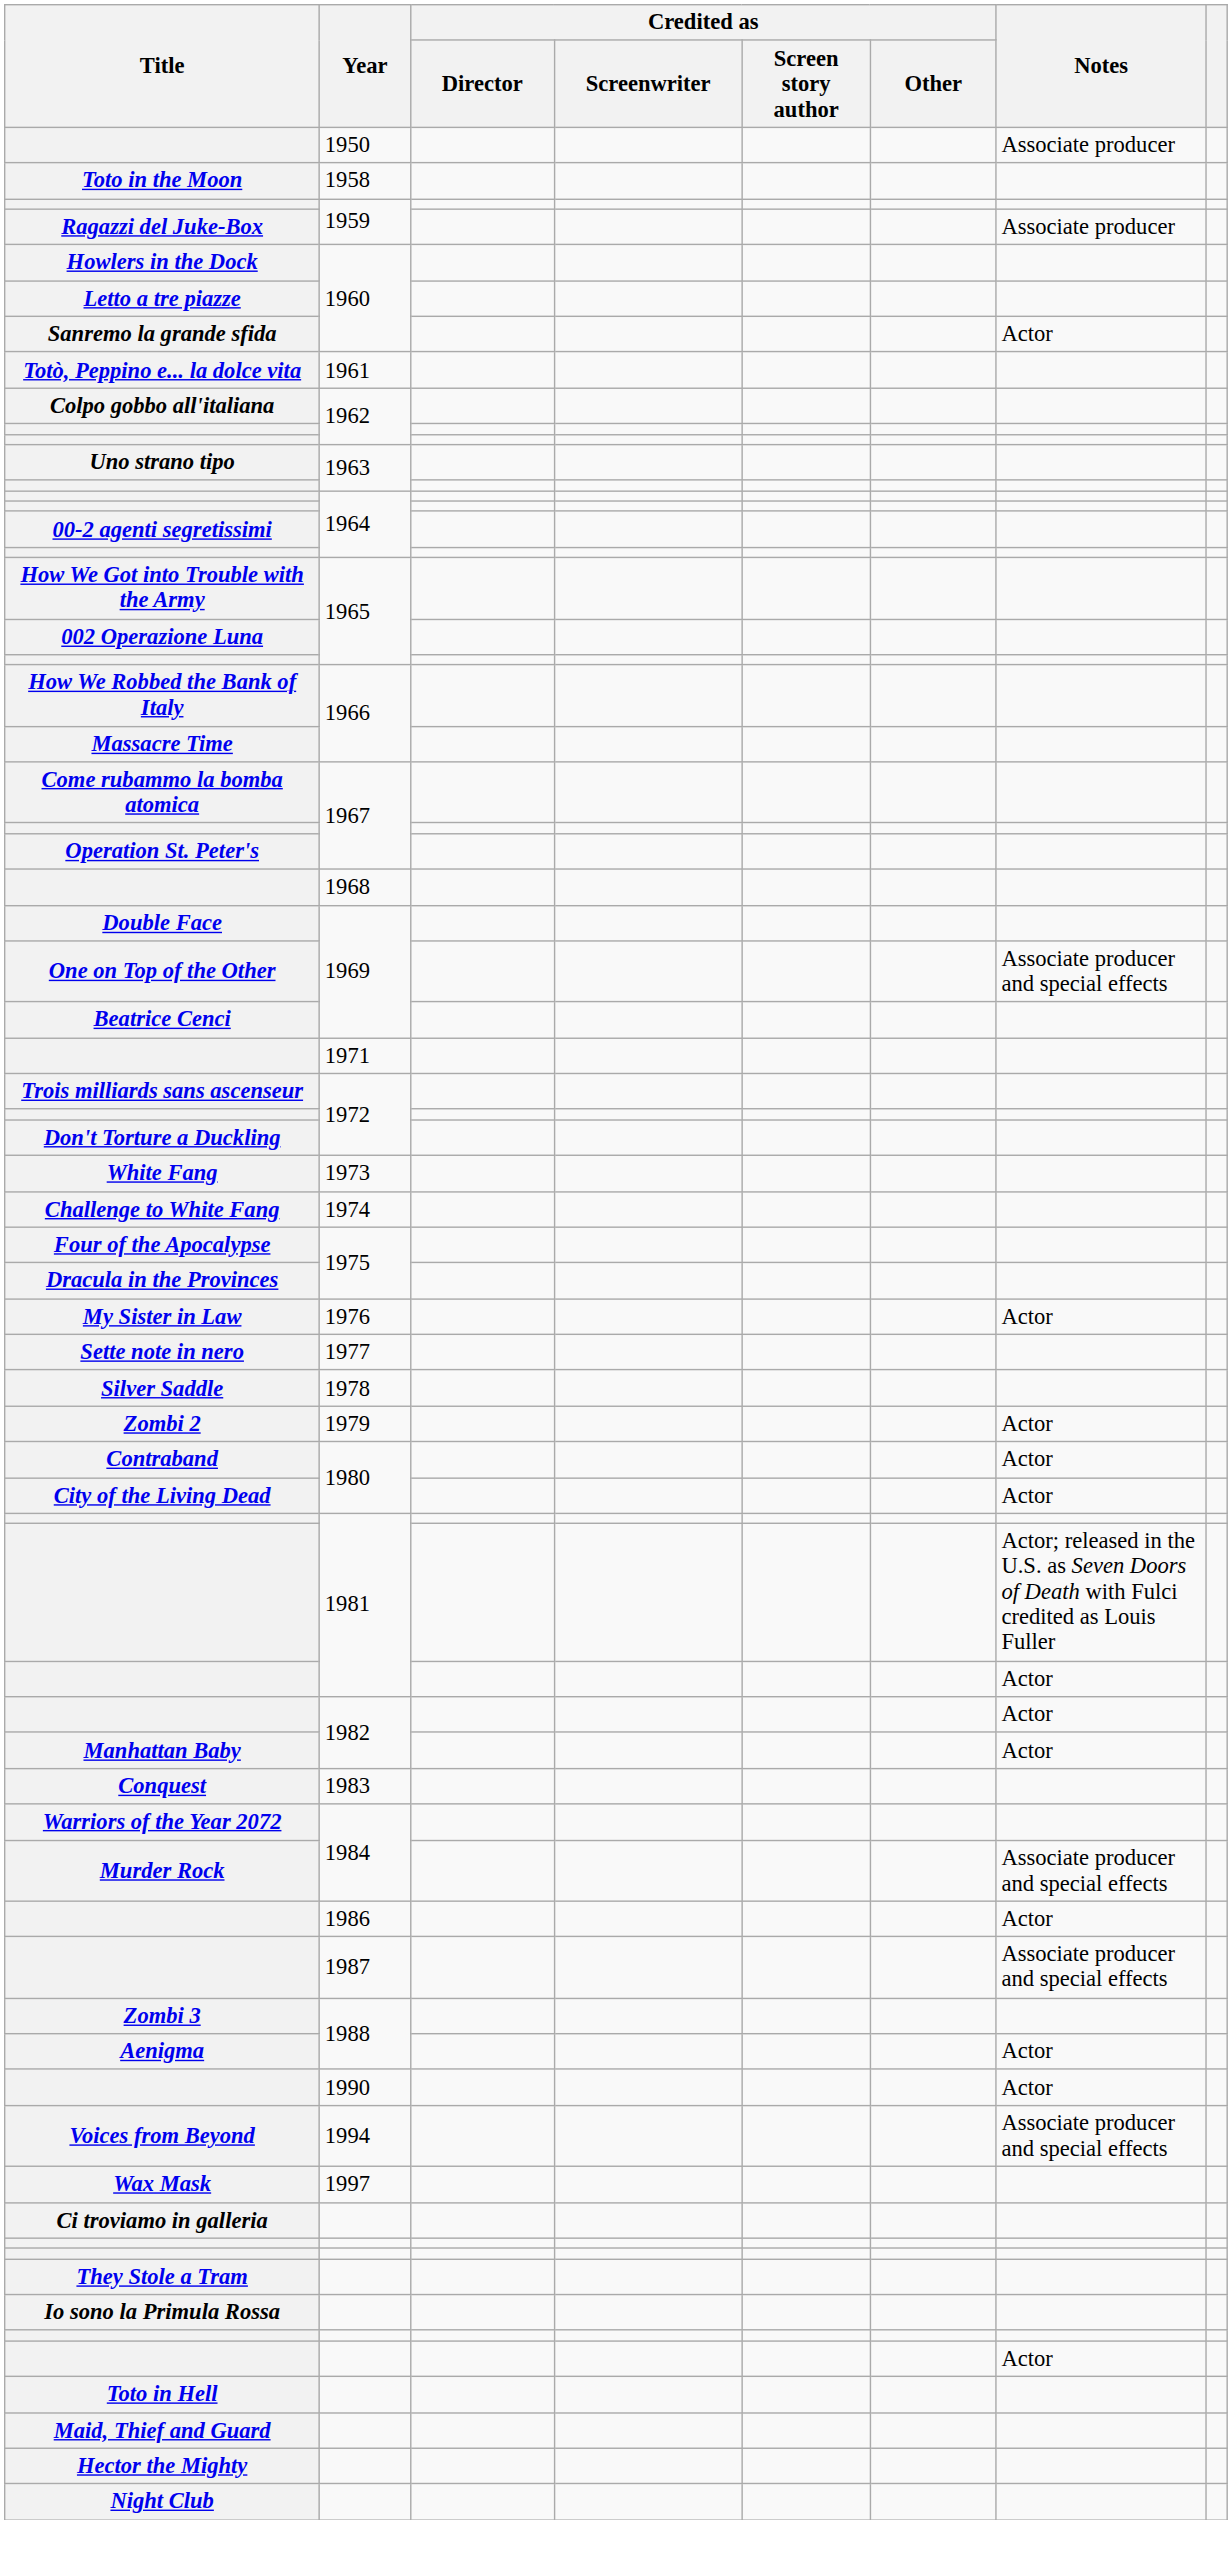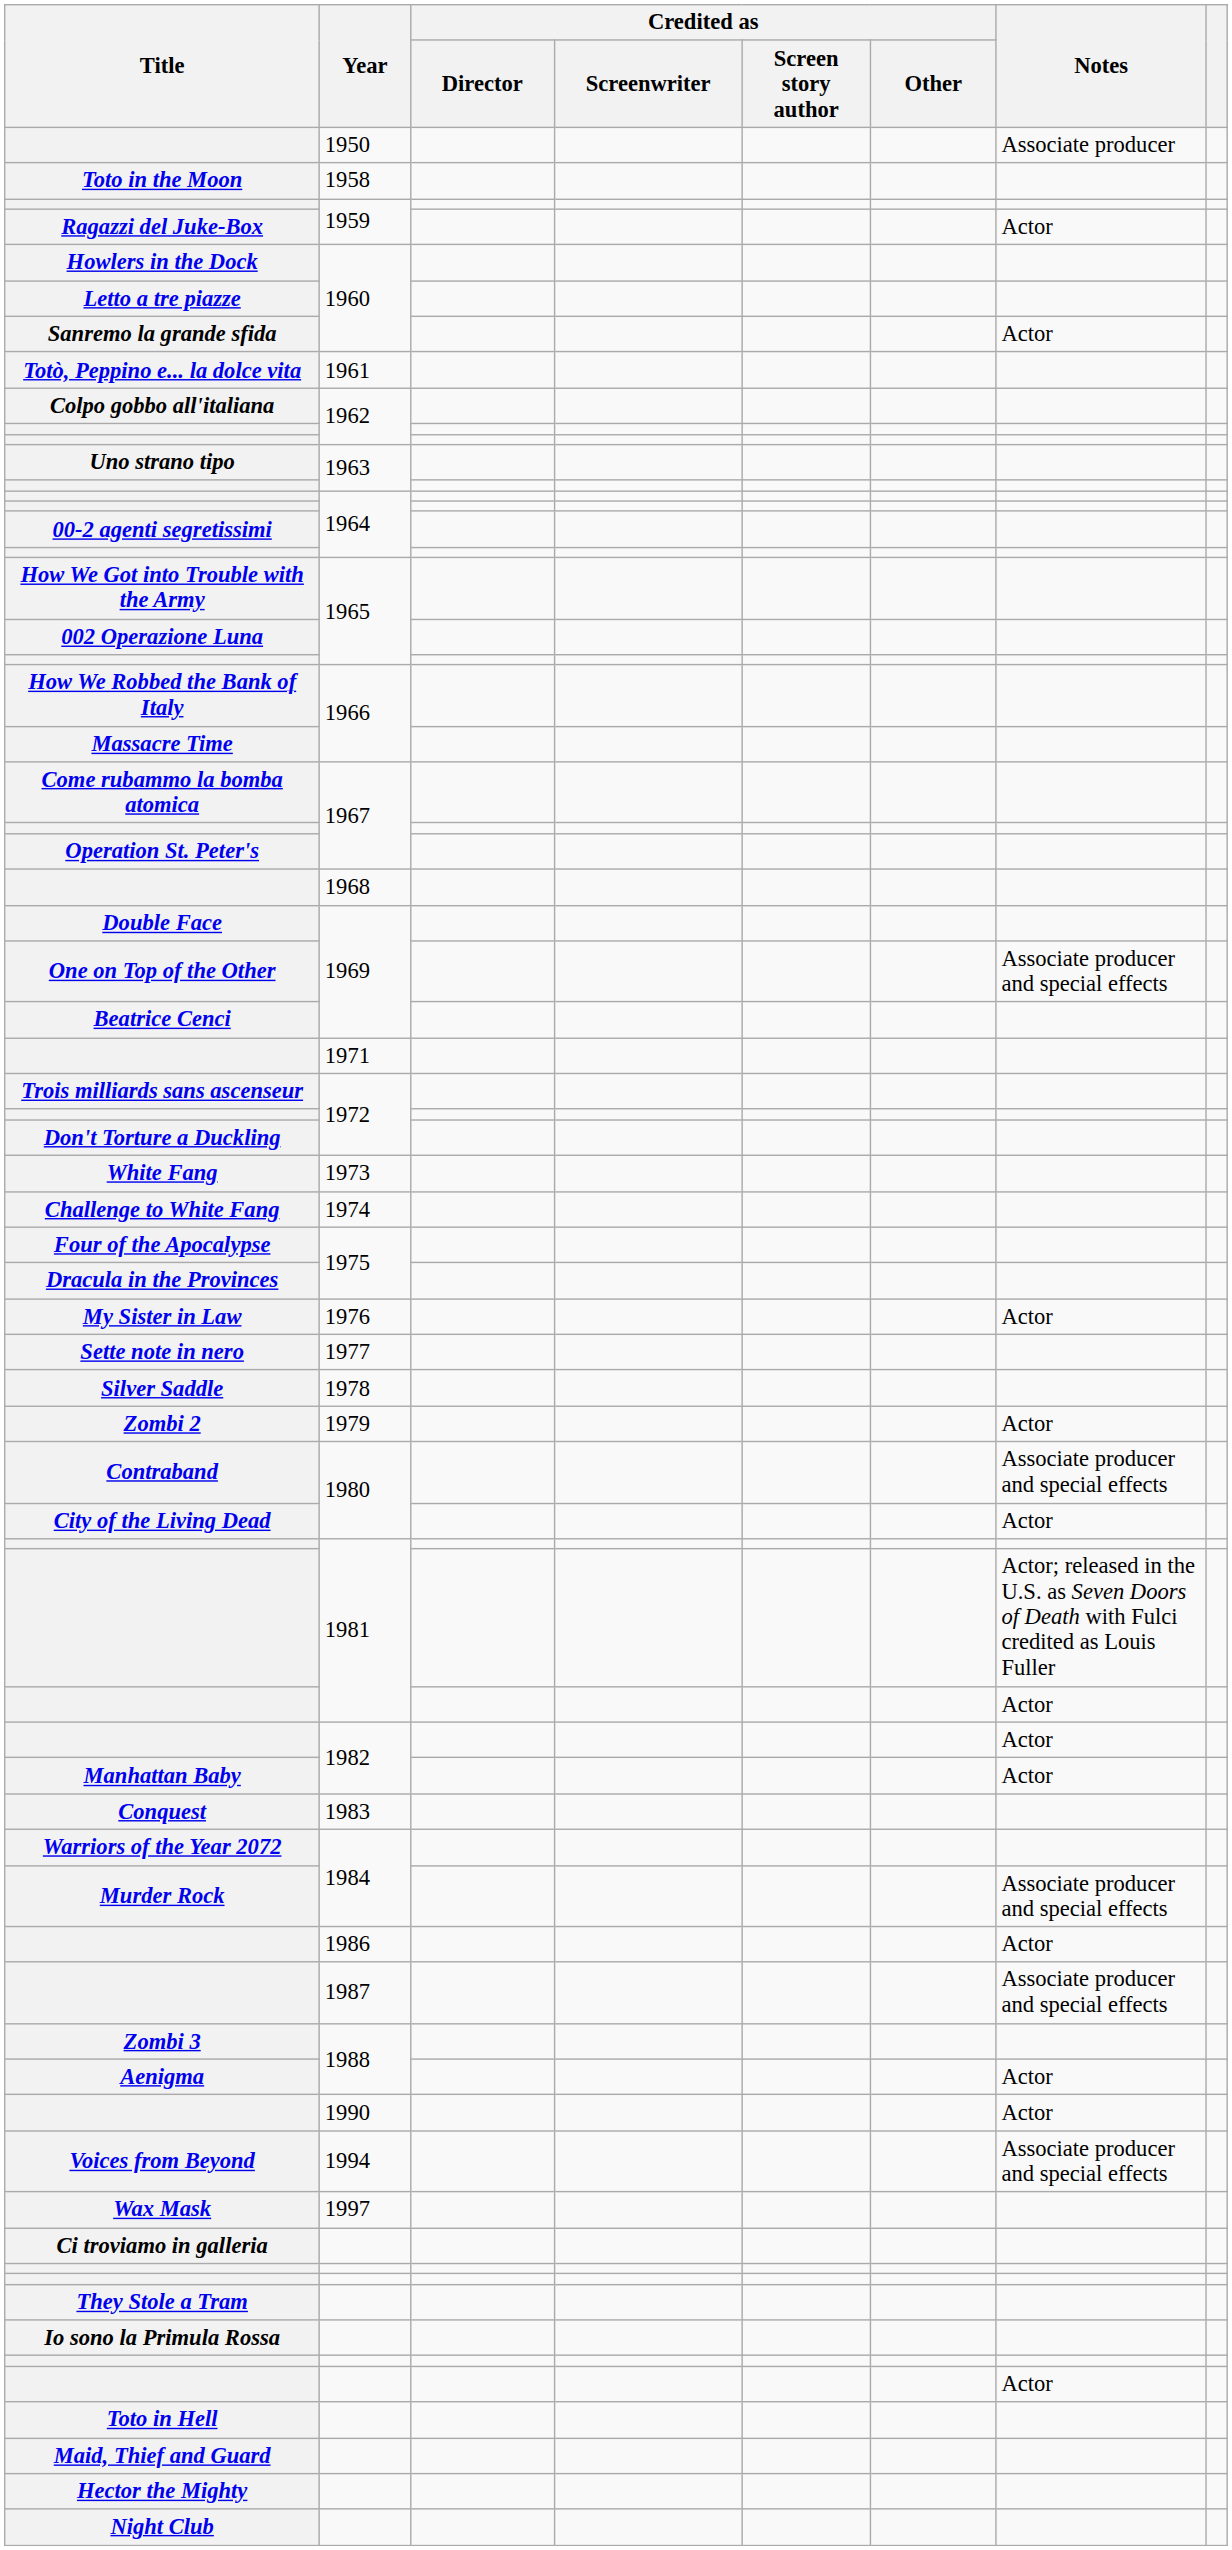(1088, 226) Associate producer -> (1027, 226) Actor
(1027, 1459) Actor -> (1088, 1472) Associate producer and special effects
